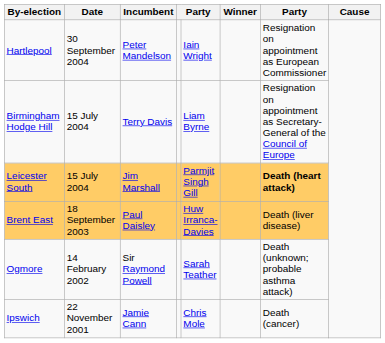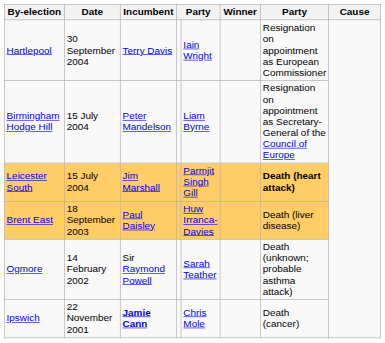(147, 50) Peter Mandelson -> (147, 50) Terry Davis
(147, 121) Terry Davis -> (147, 121) Peter Mandelson
(136, 318) normal -> (137, 318) bold
